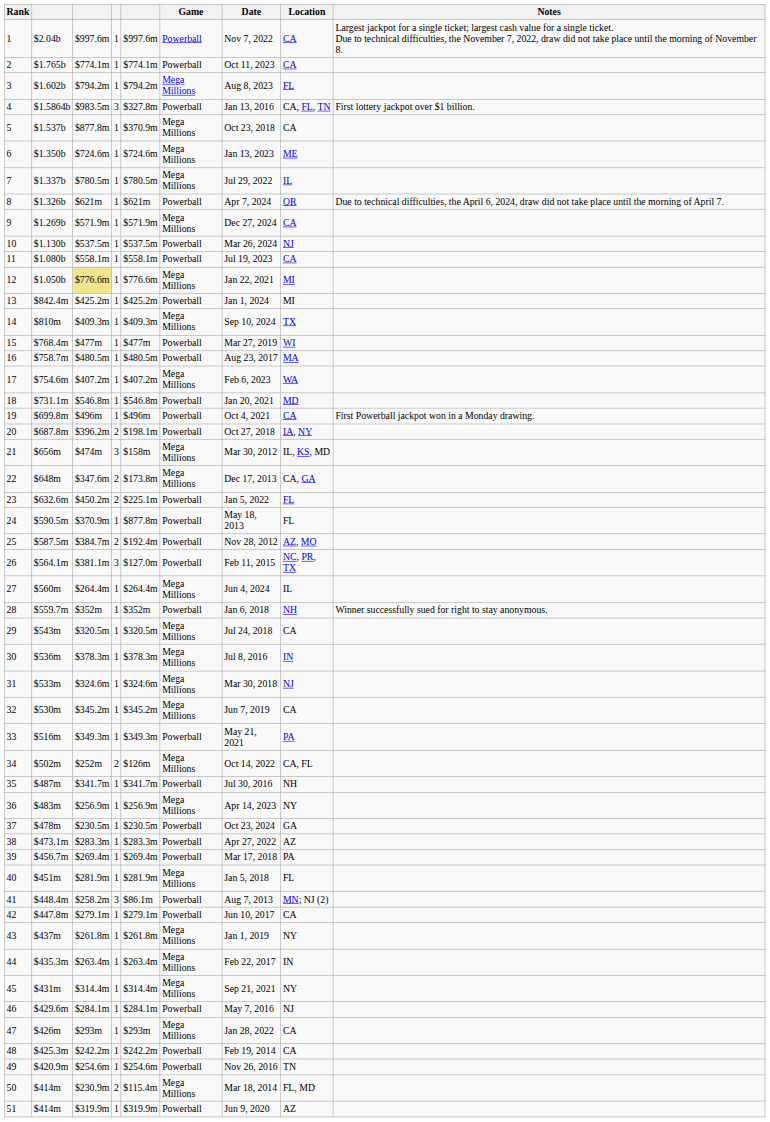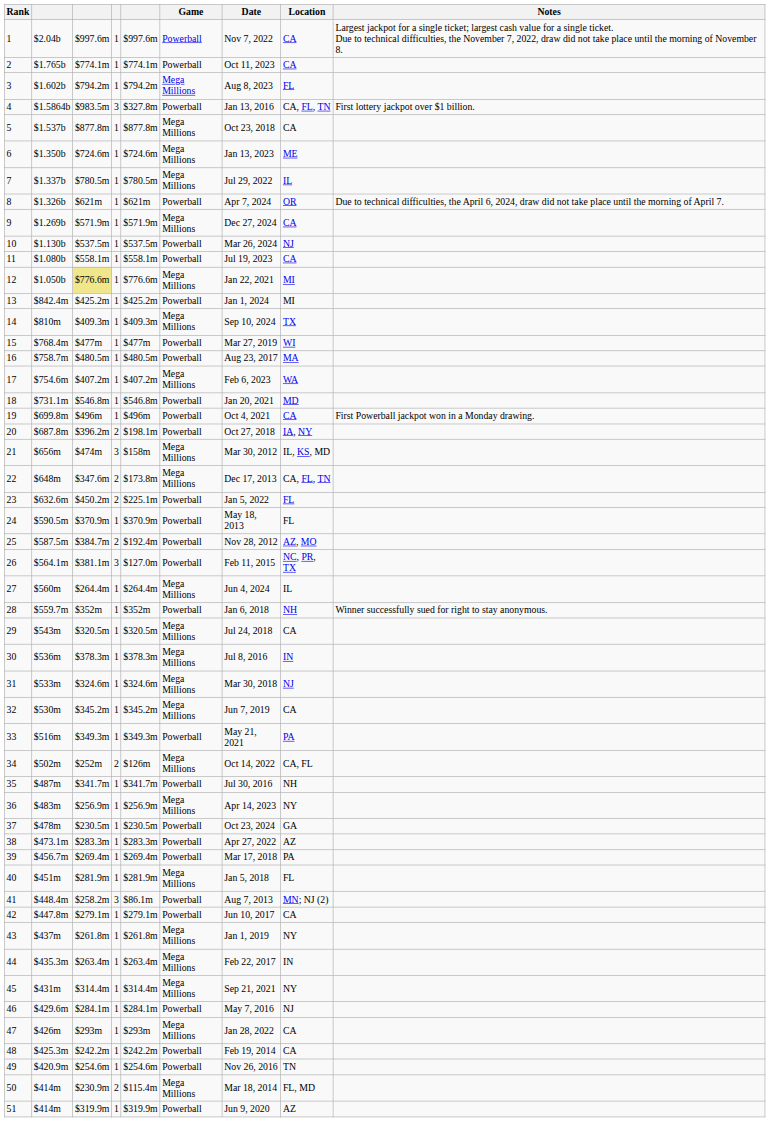(140, 128) $370.9m -> (140, 128) $877.8m
(299, 479) CA, GA -> (307, 479) CA, FL, TN
(140, 520) $877.8m -> (140, 520) $370.9m
